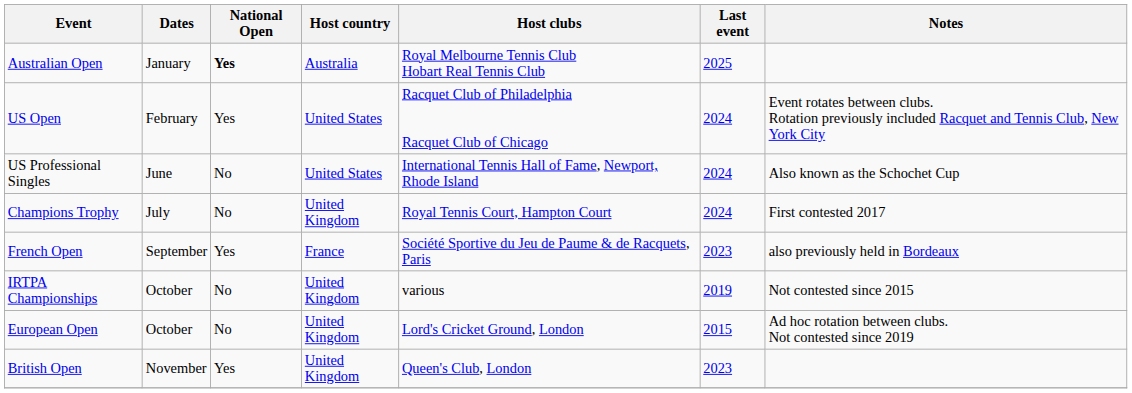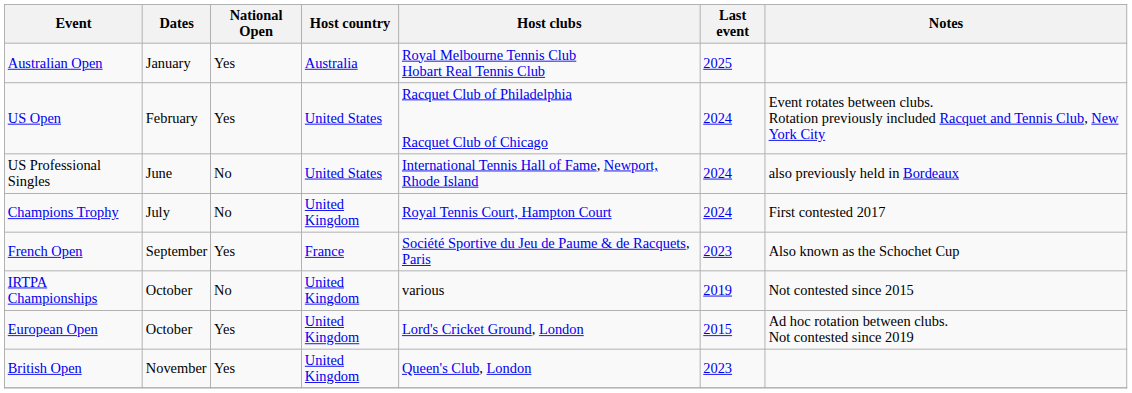(224, 63) bold -> (225, 63) normal
(864, 173) Also known as the Schochet Cup -> (864, 173) also previously held in Bordeaux
(864, 251) also previously held in Bordeaux -> (864, 251) Also known as the Schochet Cup
(223, 329) No -> (225, 329) Yes
